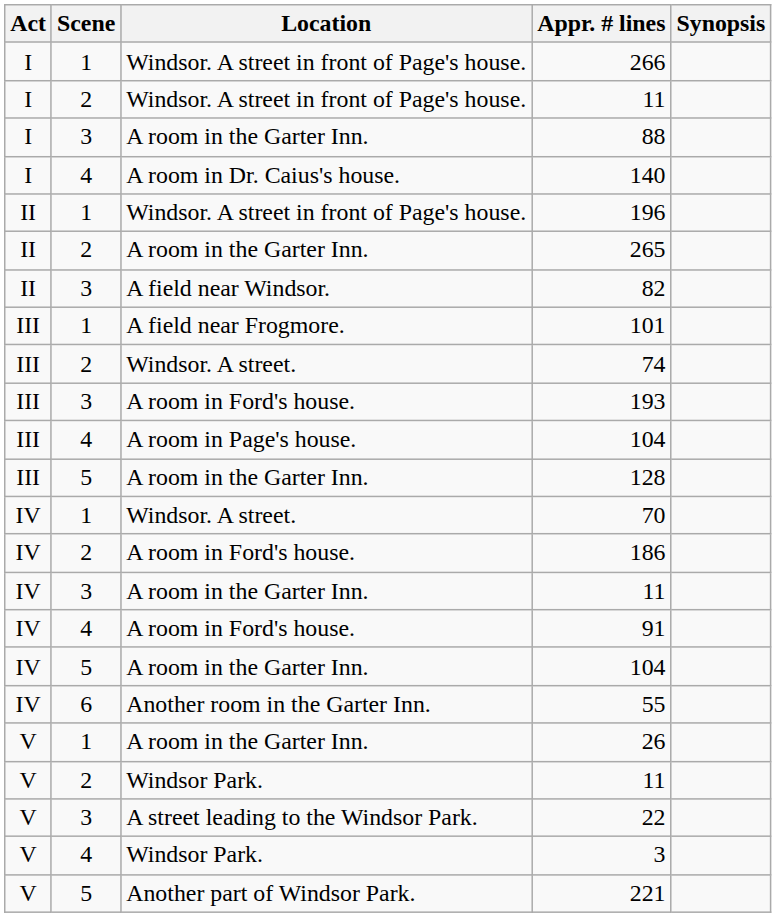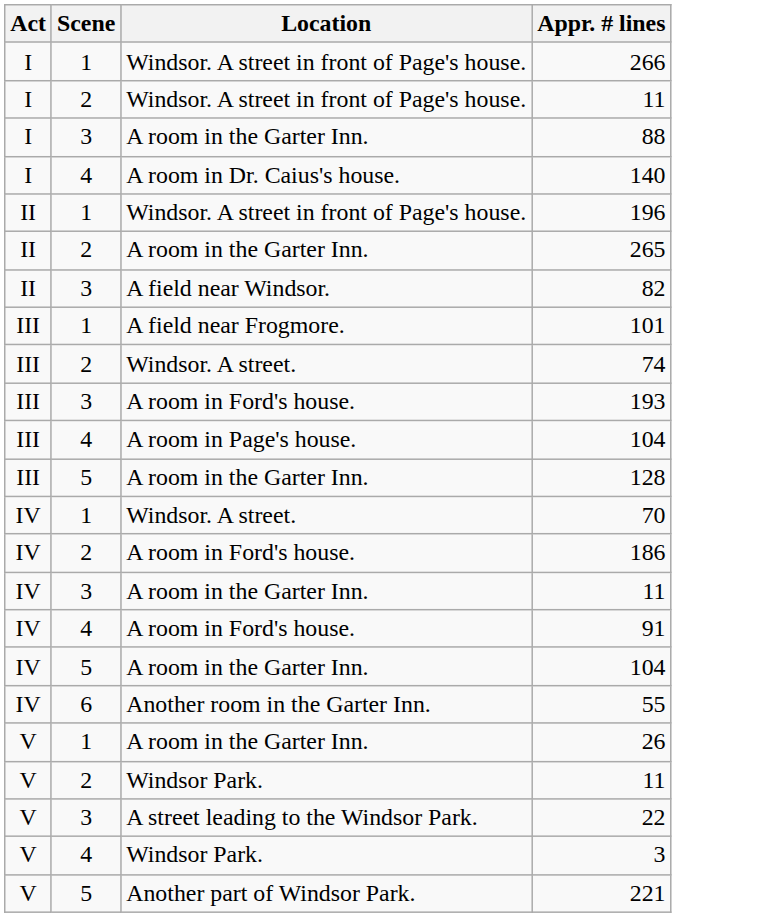- column: (721, 23)
